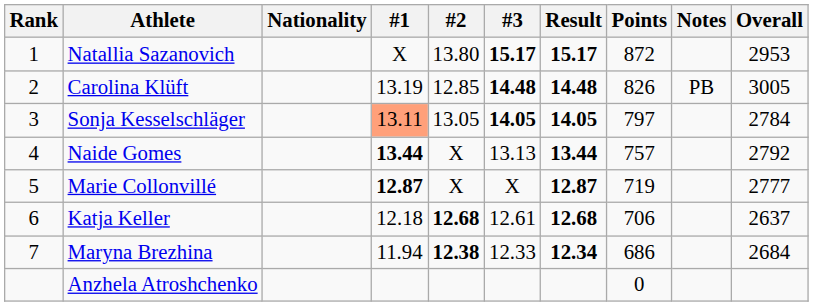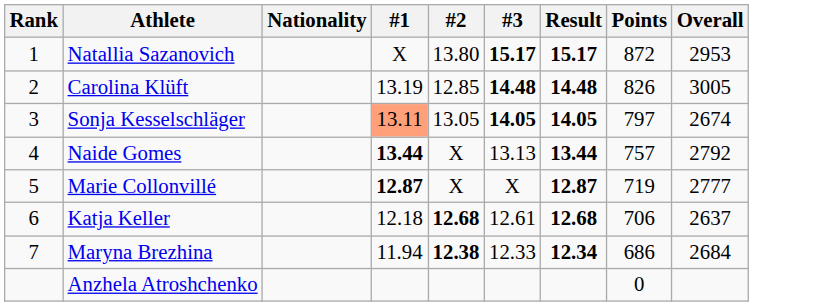- column: (701, 20)
(769, 119) 2784 -> (710, 119) 2674
